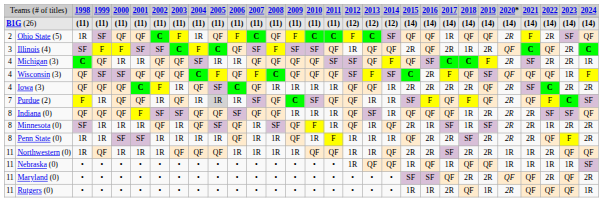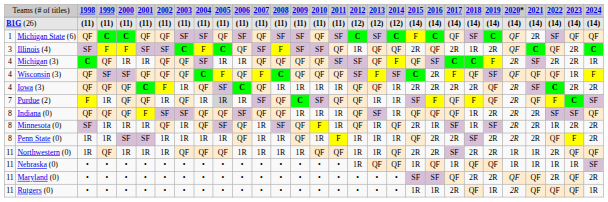+ row: (47, 36)
- row: (40, 36)
